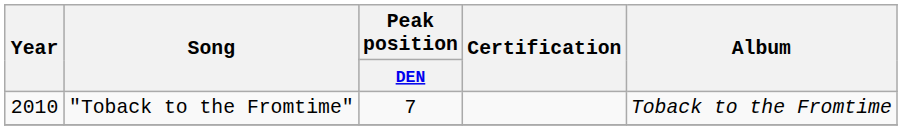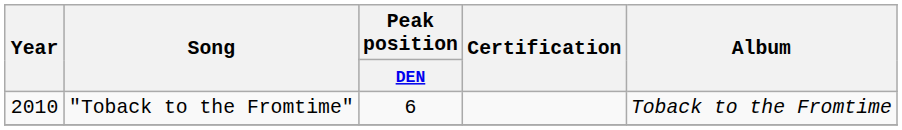(410, 108) 7 -> (410, 108) 6
